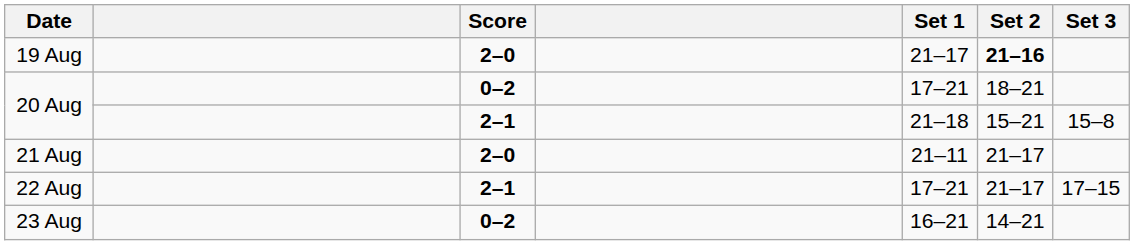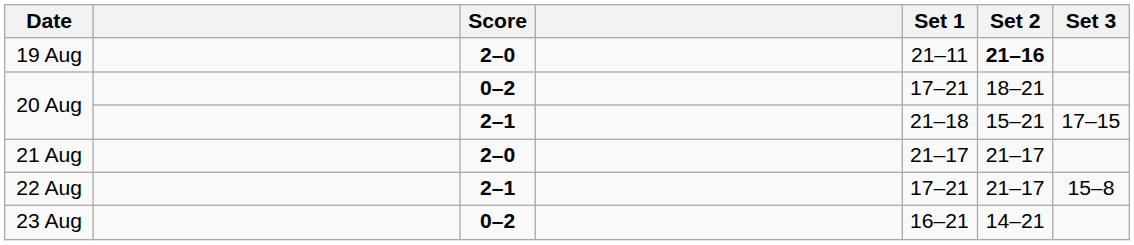(939, 54) 21–17 -> (939, 54) 21–11
(1091, 121) 15–8 -> (1091, 121) 17–15
(939, 155) 21–11 -> (939, 155) 21–17
(1091, 188) 17–15 -> (1091, 188) 15–8
